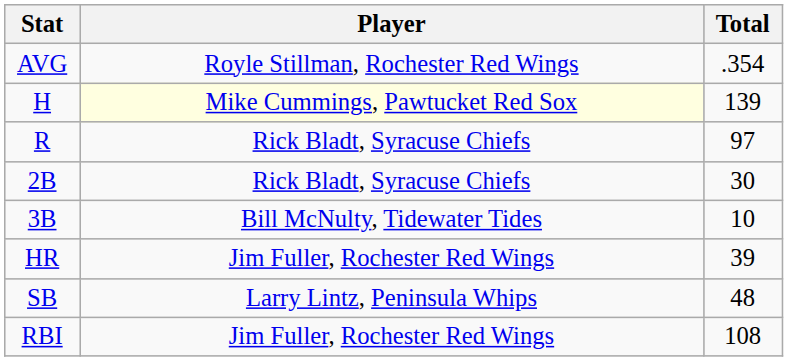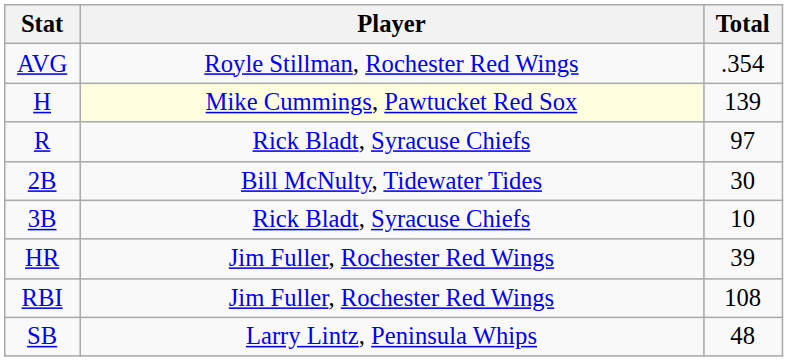(391, 180) Rick Bladt, Syracuse Chiefs -> (391, 180) Bill McNulty, Tidewater Tides
(391, 219) Bill McNulty, Tidewater Tides -> (391, 219) Rick Bladt, Syracuse Chiefs
rows swapped: (42, 336) <-> (42, 297)
